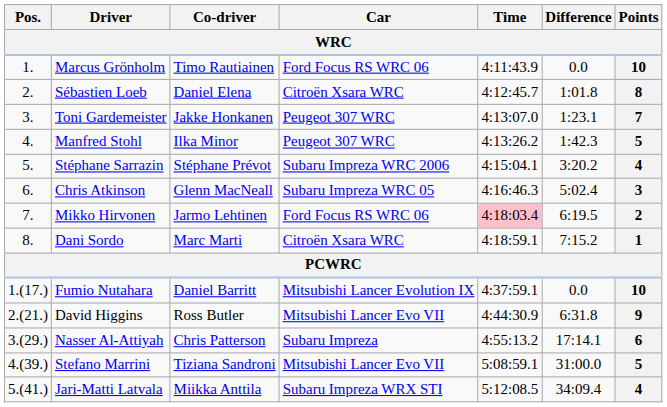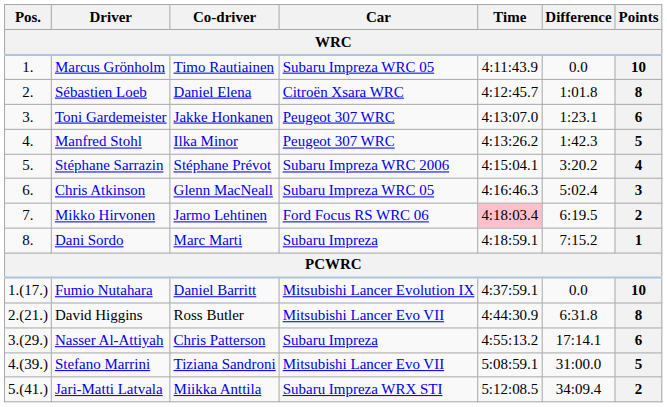(356, 67) Ford Focus RS WRC 06 -> (358, 67) Subaru Impreza WRC 05
(639, 117) 7 -> (639, 117) 6
(343, 240) Citroën Xsara WRC -> (330, 240) Subaru Impreza
(639, 315) 9 -> (639, 315) 8
(639, 389) 4 -> (639, 389) 2
